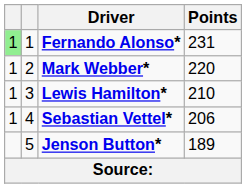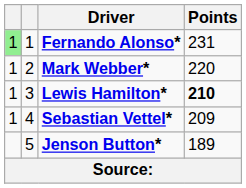(202, 93) normal -> (202, 93) bold
(202, 119) 206 -> (202, 119) 209
